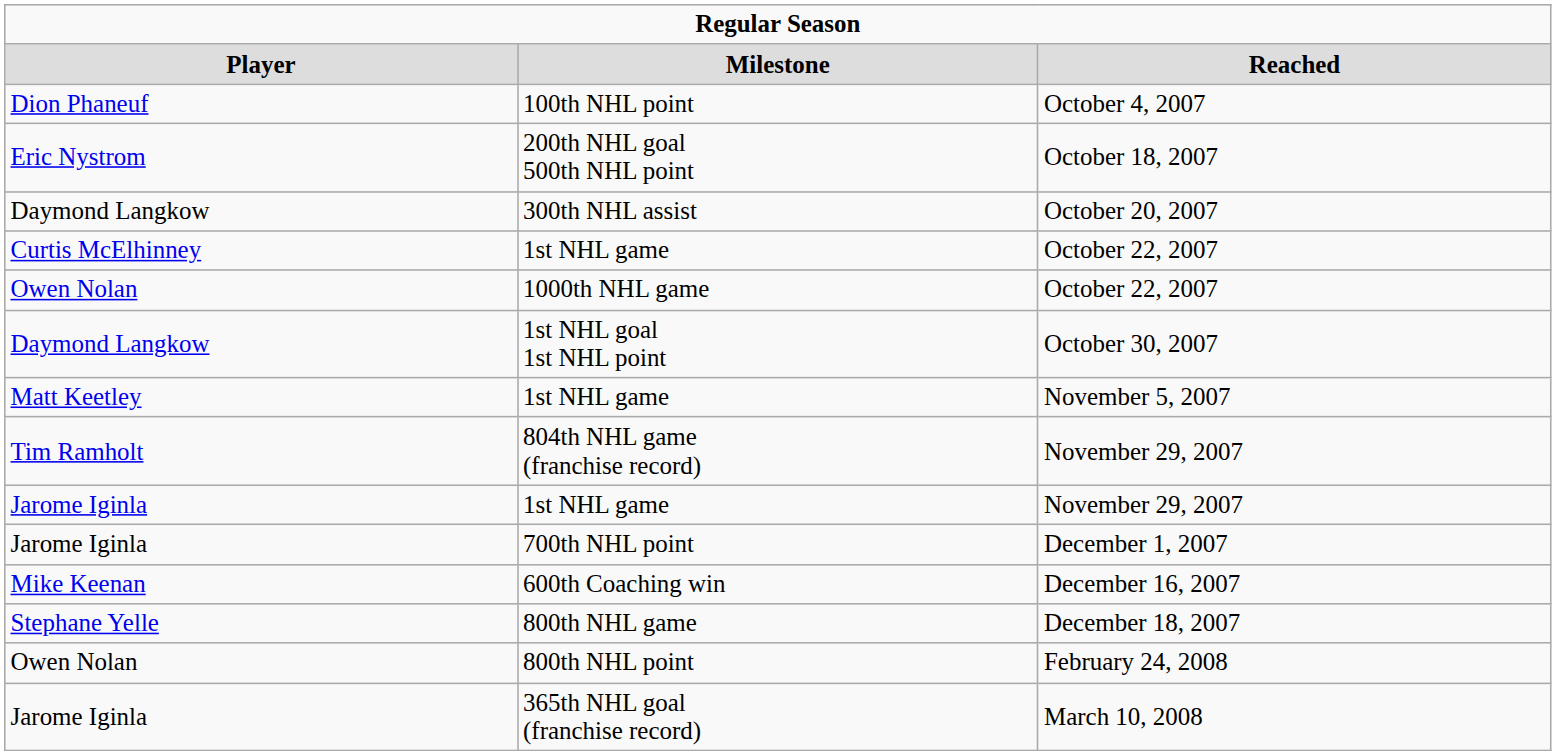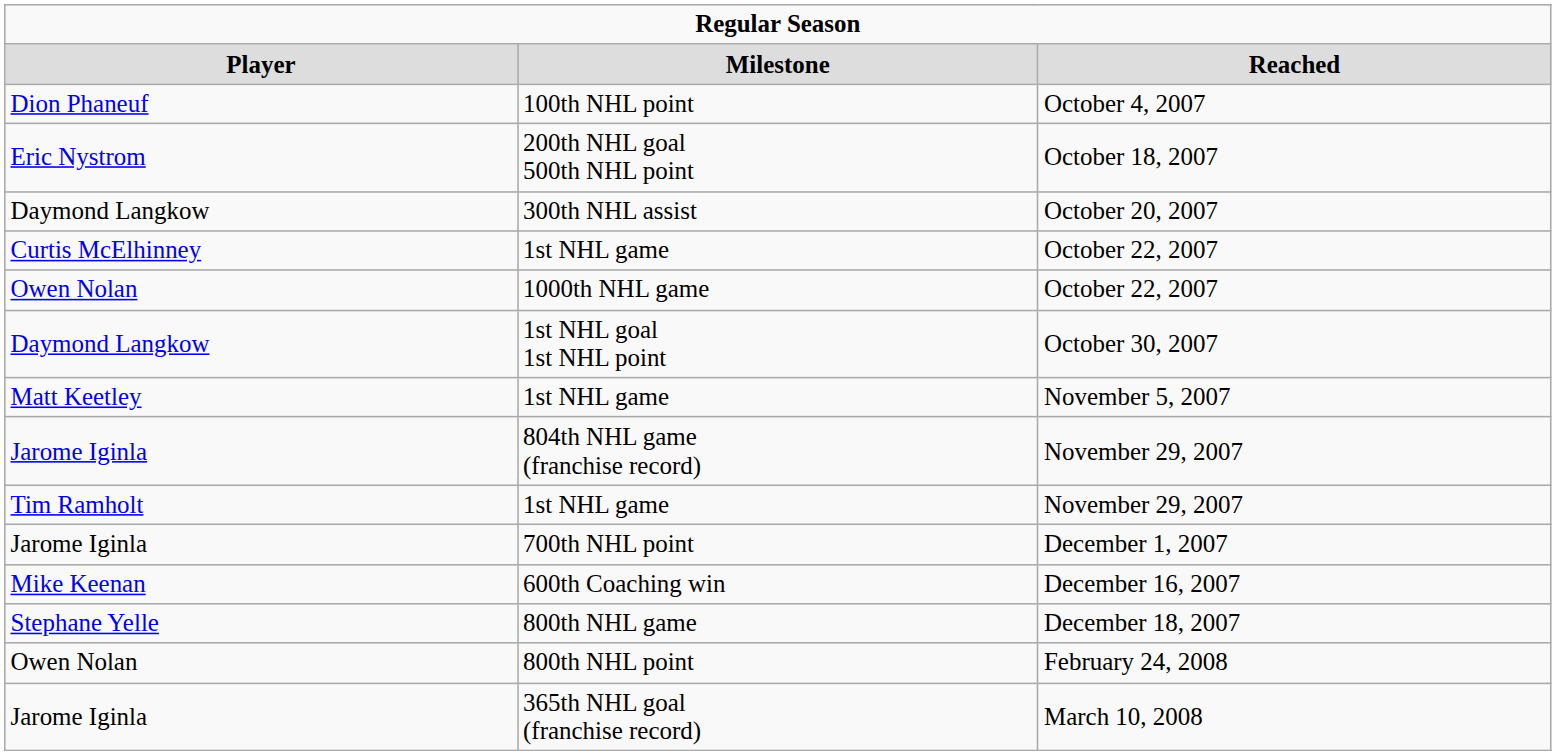(77, 450) Tim Ramholt -> (79, 450) Jarome Iginla
(79, 504) Jarome Iginla -> (77, 504) Tim Ramholt
